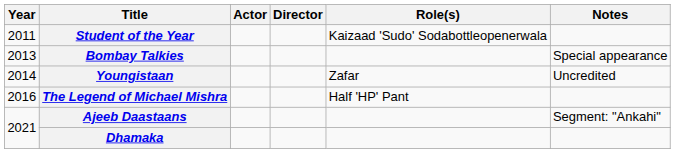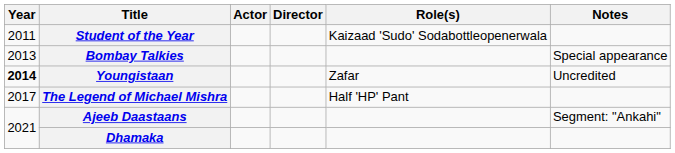(22, 76) normal -> (22, 76) bold
(22, 96) 2016 -> (22, 96) 2017
